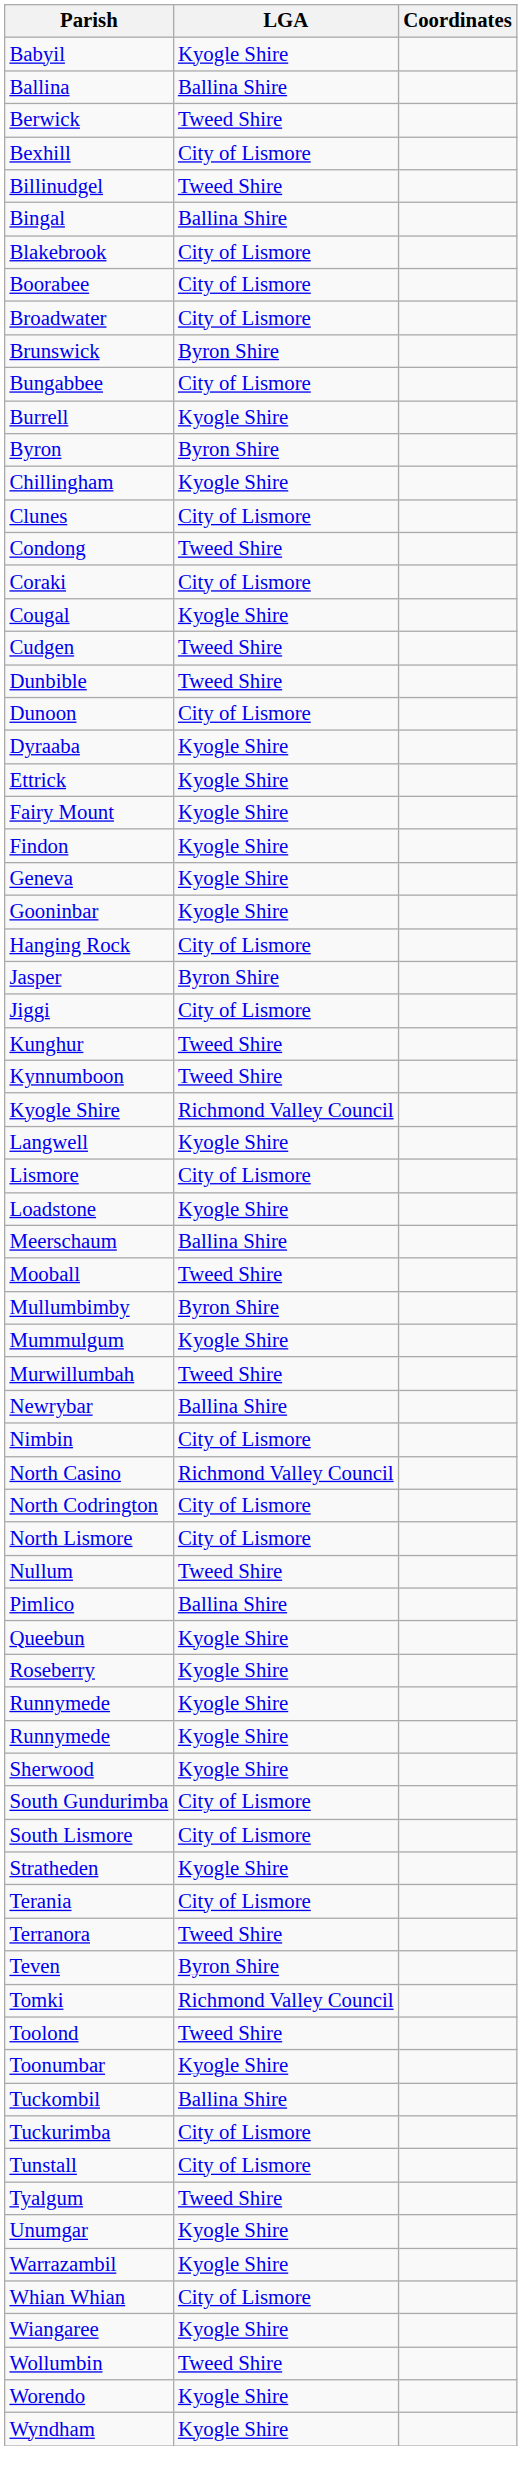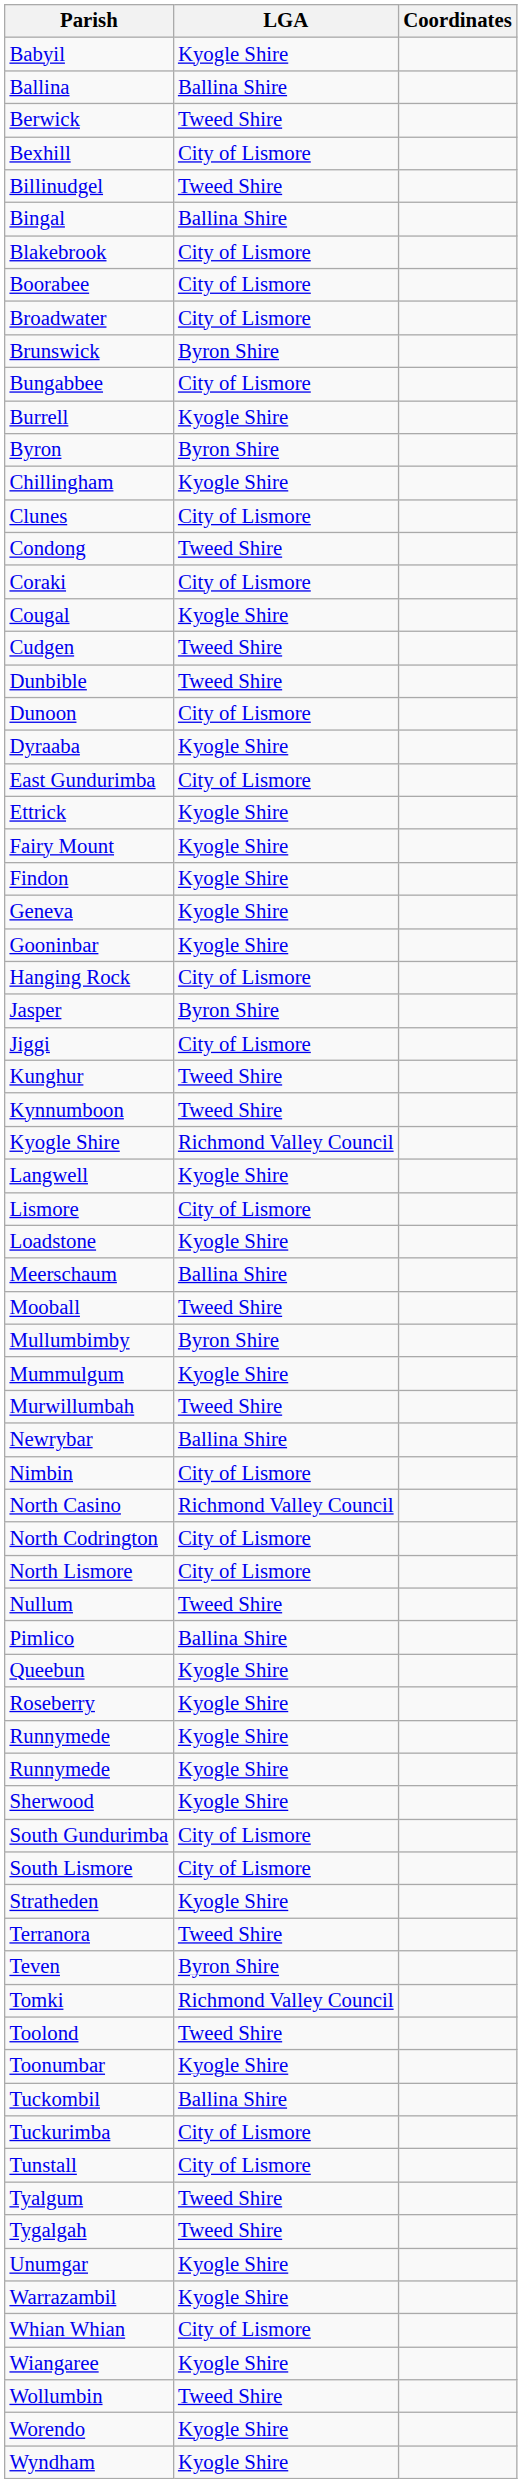+ row: (83, 779)
- row: (40, 1901)
+ row: (48, 2231)
